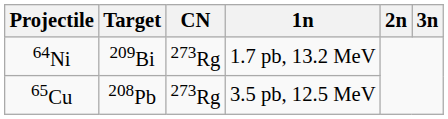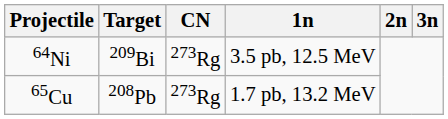(303, 56) 1.7 pb, 13.2 MeV -> (303, 56) 3.5 pb, 12.5 MeV
(303, 94) 3.5 pb, 12.5 MeV -> (303, 94) 1.7 pb, 13.2 MeV
